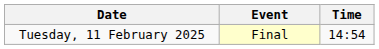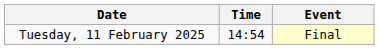columns swapped: (347, 15) <-> (270, 15)
